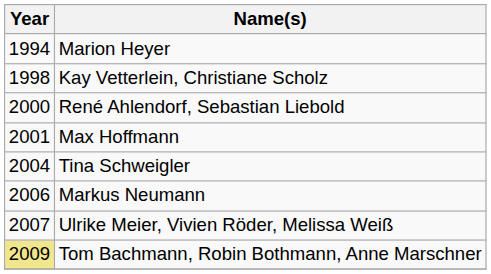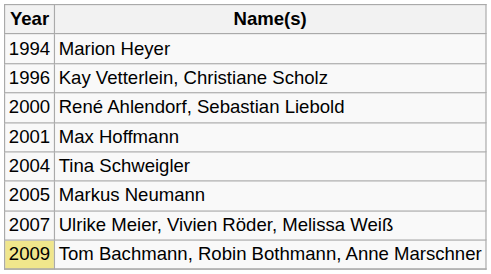(30, 78) 1998 -> (30, 78) 1996
(30, 195) 2006 -> (30, 195) 2005
